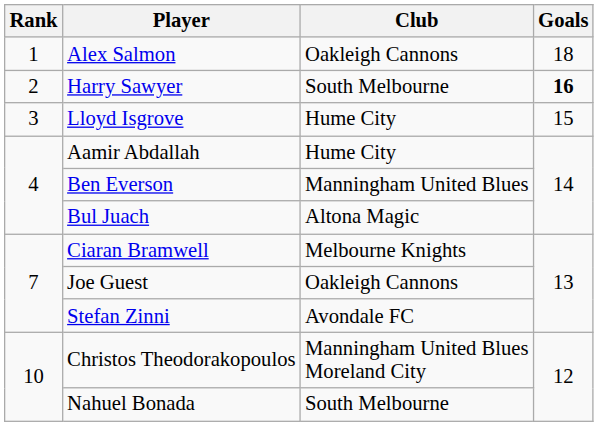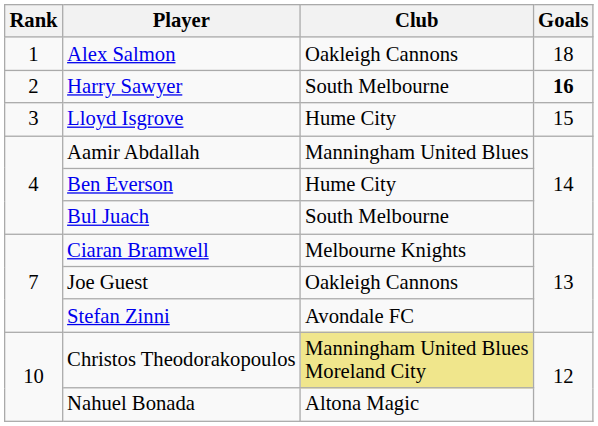(351, 151) Hume City -> (417, 151) Manningham United Blues
(417, 184) Manningham United Blues -> (351, 184) Hume City
(362, 217) Altona Magic -> (377, 217) South Melbourne
(417, 359) no background -> (417, 359) khaki background
(377, 404) South Melbourne -> (362, 404) Altona Magic
